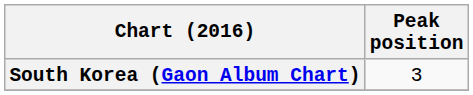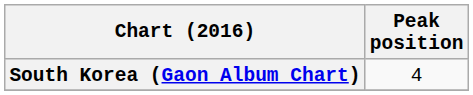(417, 75) 3 -> (417, 75) 4
